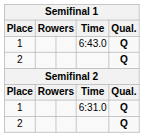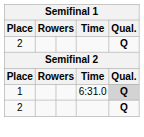- row: (20, 44)
(124, 108) no background -> (124, 92) lightgrey background
